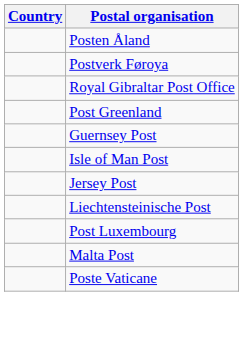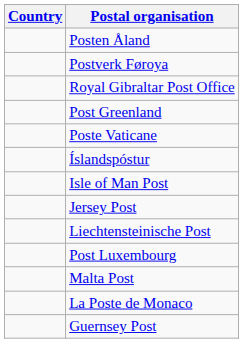rows swapped: (113, 135) <-> (113, 278)
+ row: (109, 159)
+ row: (131, 302)
